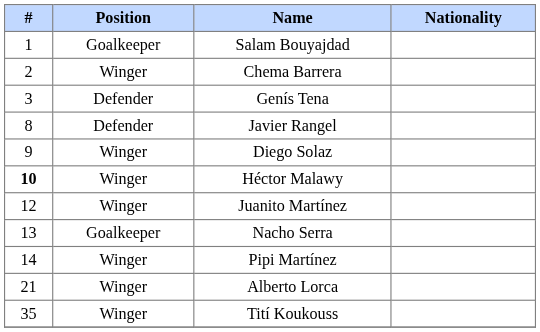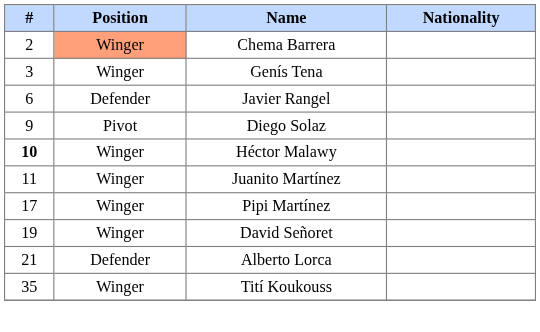- row: (293, 44)
(123, 71) no background -> (120, 44) lightsalmon background
(123, 98) Defender -> (120, 71) Winger
(28, 125) 8 -> (29, 98) 6
(123, 152) Winger -> (120, 125) Pivot
(28, 206) 12 -> (29, 179) 11
- row: (293, 232)
(28, 259) 14 -> (29, 206) 17
+ row: (286, 232)
(123, 286) Winger -> (120, 259) Defender
